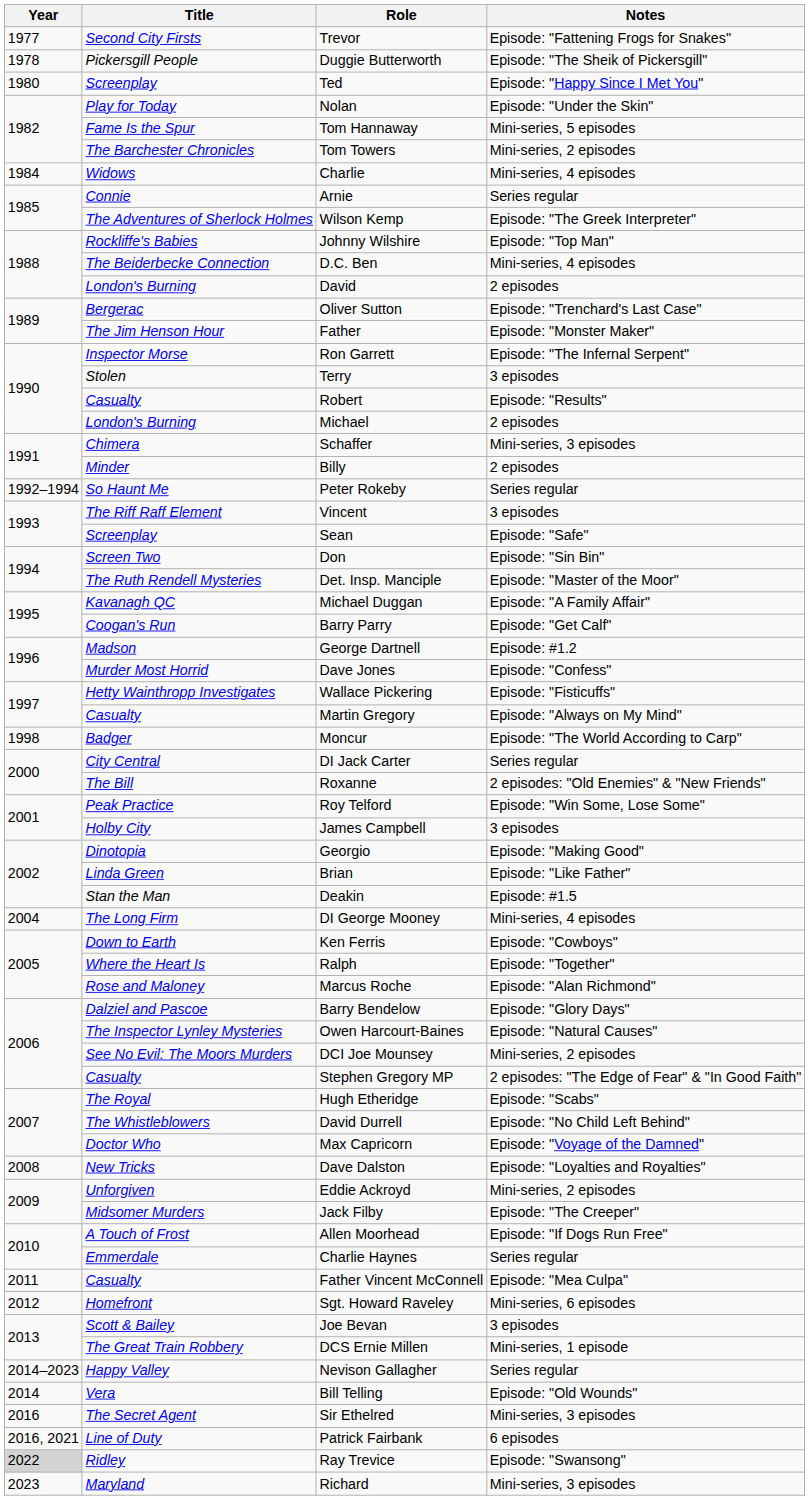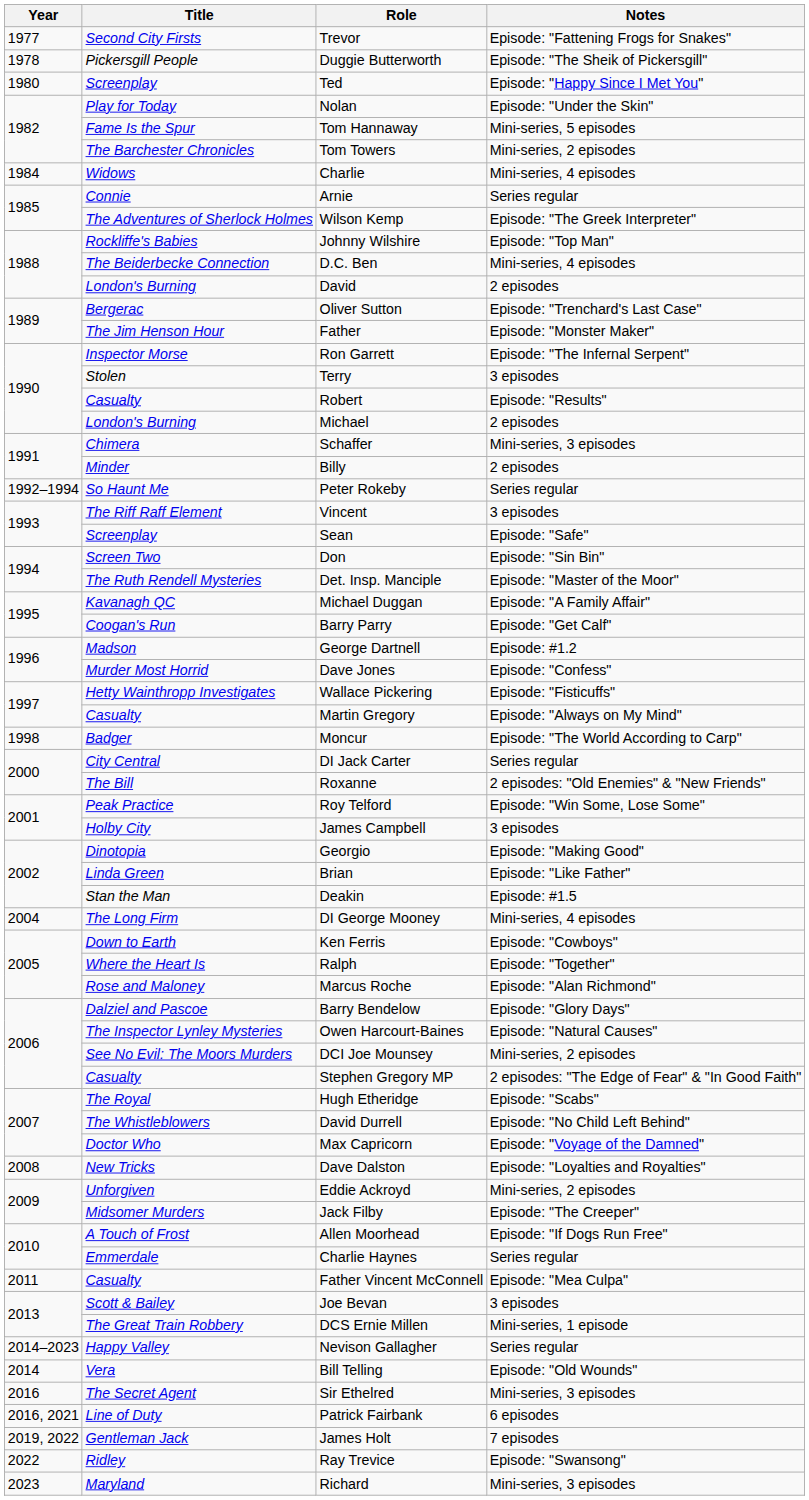- row: (386, 1303)
+ row: (355, 1438)
(24, 1461) lightgrey background -> (24, 1461) no background
